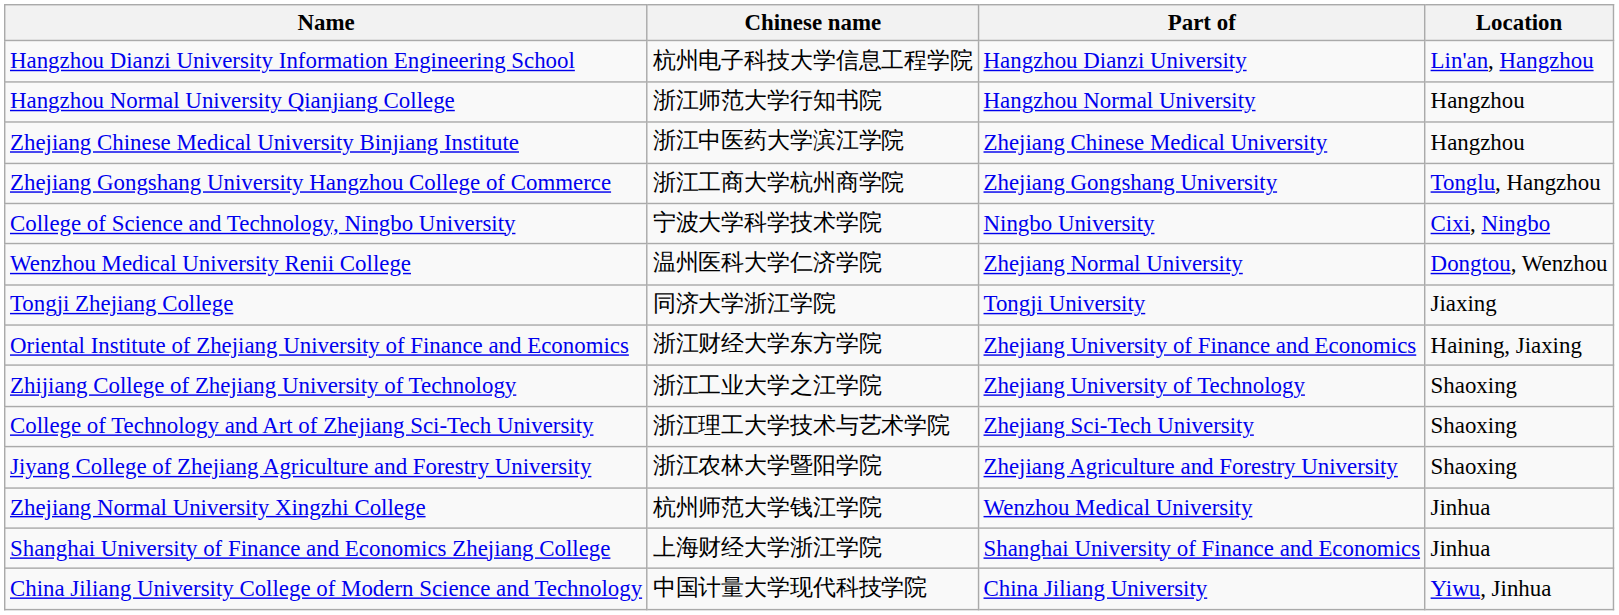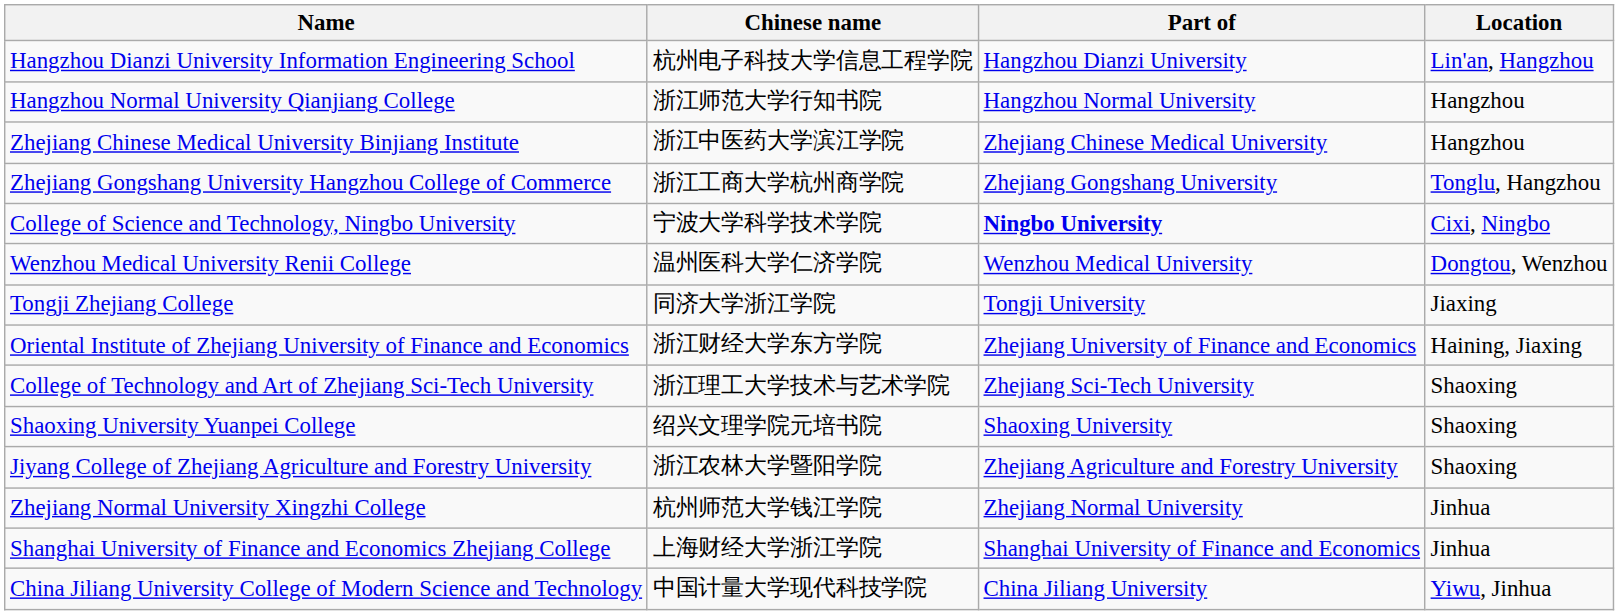(1069, 223) normal -> (1073, 223) bold
(1113, 263) Zhejiang Normal University -> (1118, 263) Wenzhou Medical University
- row: (263, 385)
+ row: (183, 426)
(1118, 507) Wenzhou Medical University -> (1113, 507) Zhejiang Normal University
